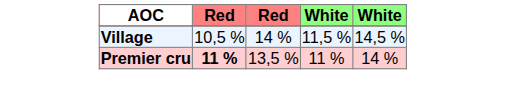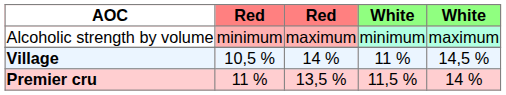+ row: (110, 37)
(327, 37) 11,5 % -> (392, 58) 11 %
(219, 58) bold -> (250, 80) normal
(327, 58) 11 % -> (392, 80) 11,5 %
